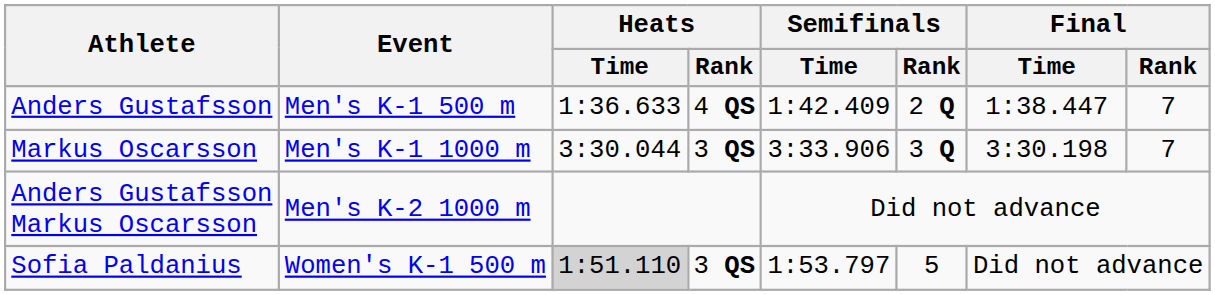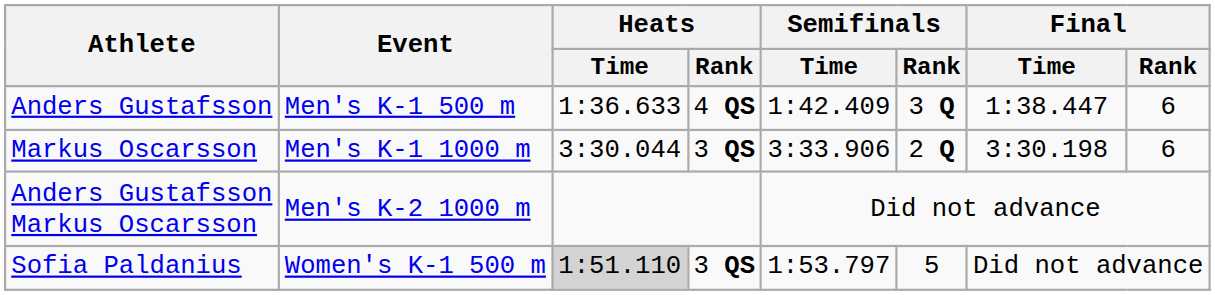(932, 108) 2 Q -> (932, 108) 3 Q
(1168, 108) 7 -> (1168, 108) 6
(932, 151) 3 Q -> (932, 151) 2 Q
(1168, 151) 7 -> (1168, 151) 6
